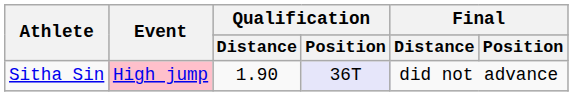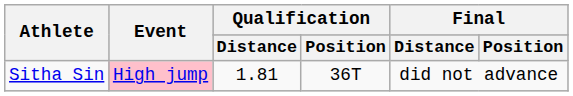(257, 75) 1.90 -> (257, 75) 1.81
(346, 75) lavender background -> (346, 75) no background
